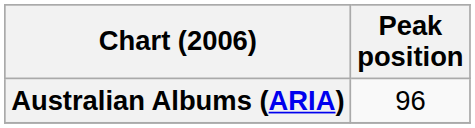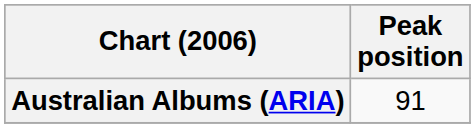(410, 100) 96 -> (410, 100) 91
